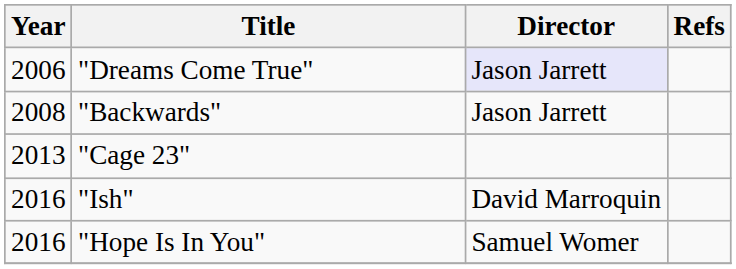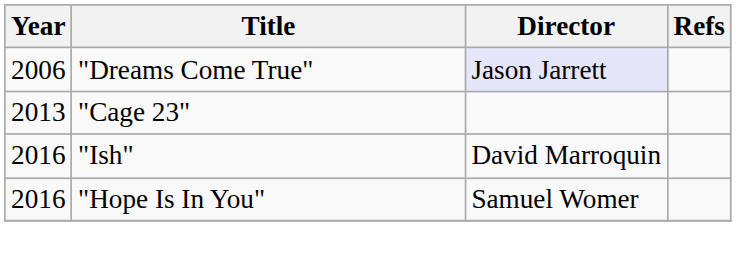- row: (150, 112)
